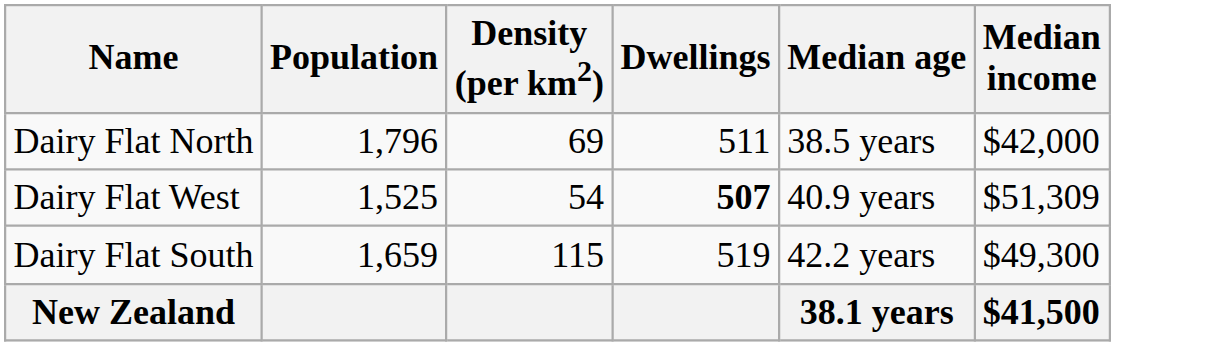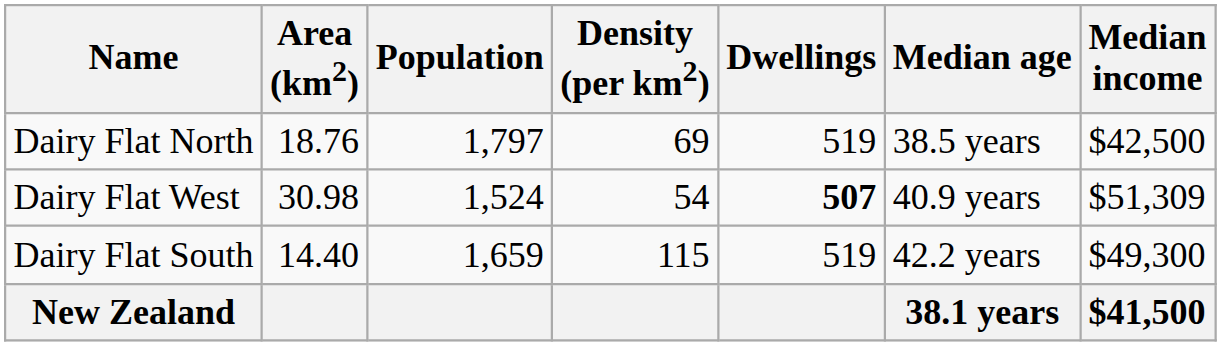+ column: (315, 58)
(398, 140) 1,796 -> (503, 140) 1,797
(744, 140) 511 -> (849, 140) 519
(1041, 140) $42,000 -> (1147, 140) $42,500
(398, 197) 1,525 -> (503, 197) 1,524
